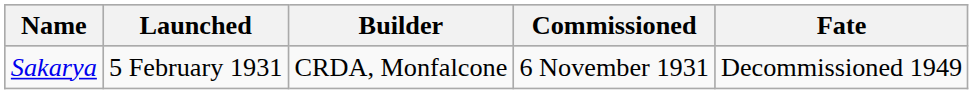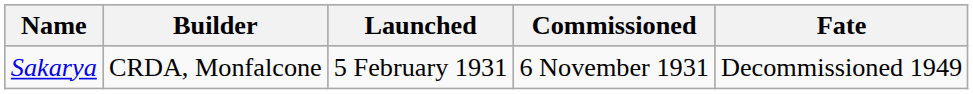columns swapped: (401, 25) <-> (196, 25)
